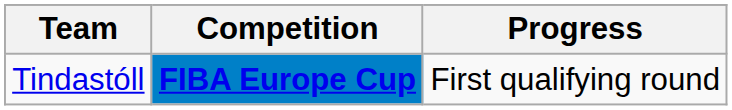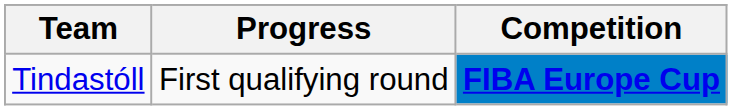columns swapped: (287, 29) <-> (575, 29)
